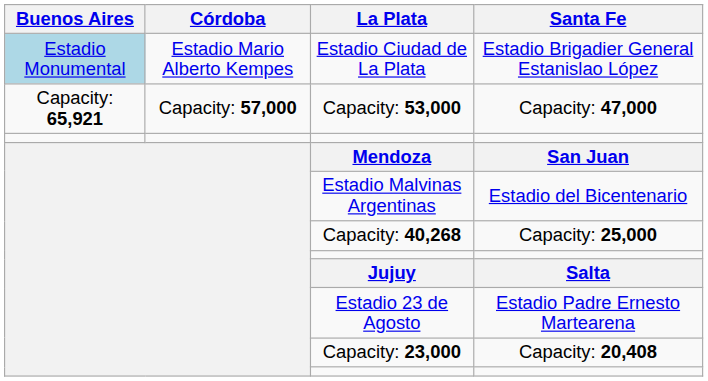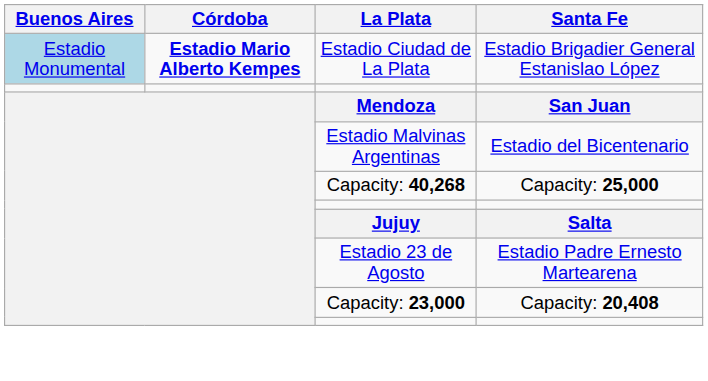(228, 58) normal -> (230, 58) bold
- row: (392, 108)
